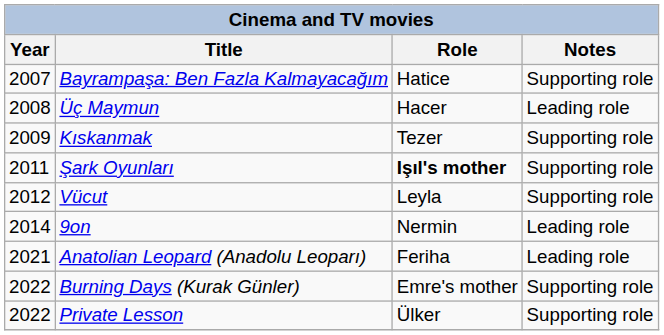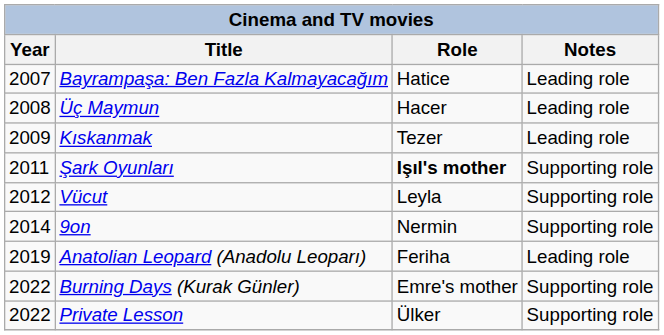(590, 79) Supporting role -> (578, 79) Leading role
(590, 138) Supporting role -> (578, 138) Leading role
(578, 227) Leading role -> (590, 227) Supporting role
(30, 256) 2021 -> (30, 256) 2019
